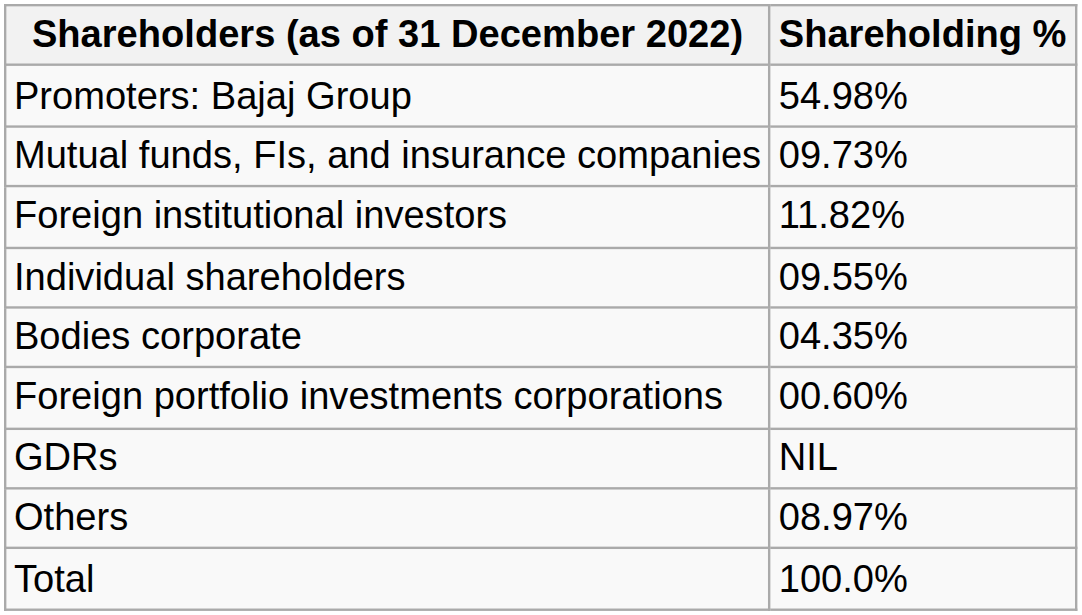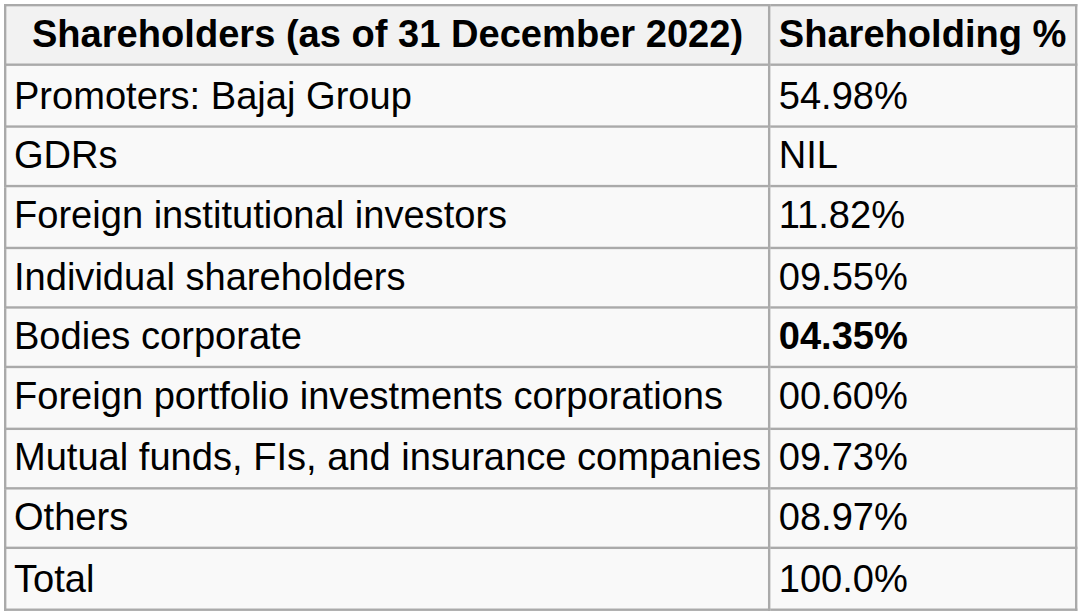rows swapped: (388, 155) <-> (66, 457)
(843, 336) normal -> (843, 336) bold
